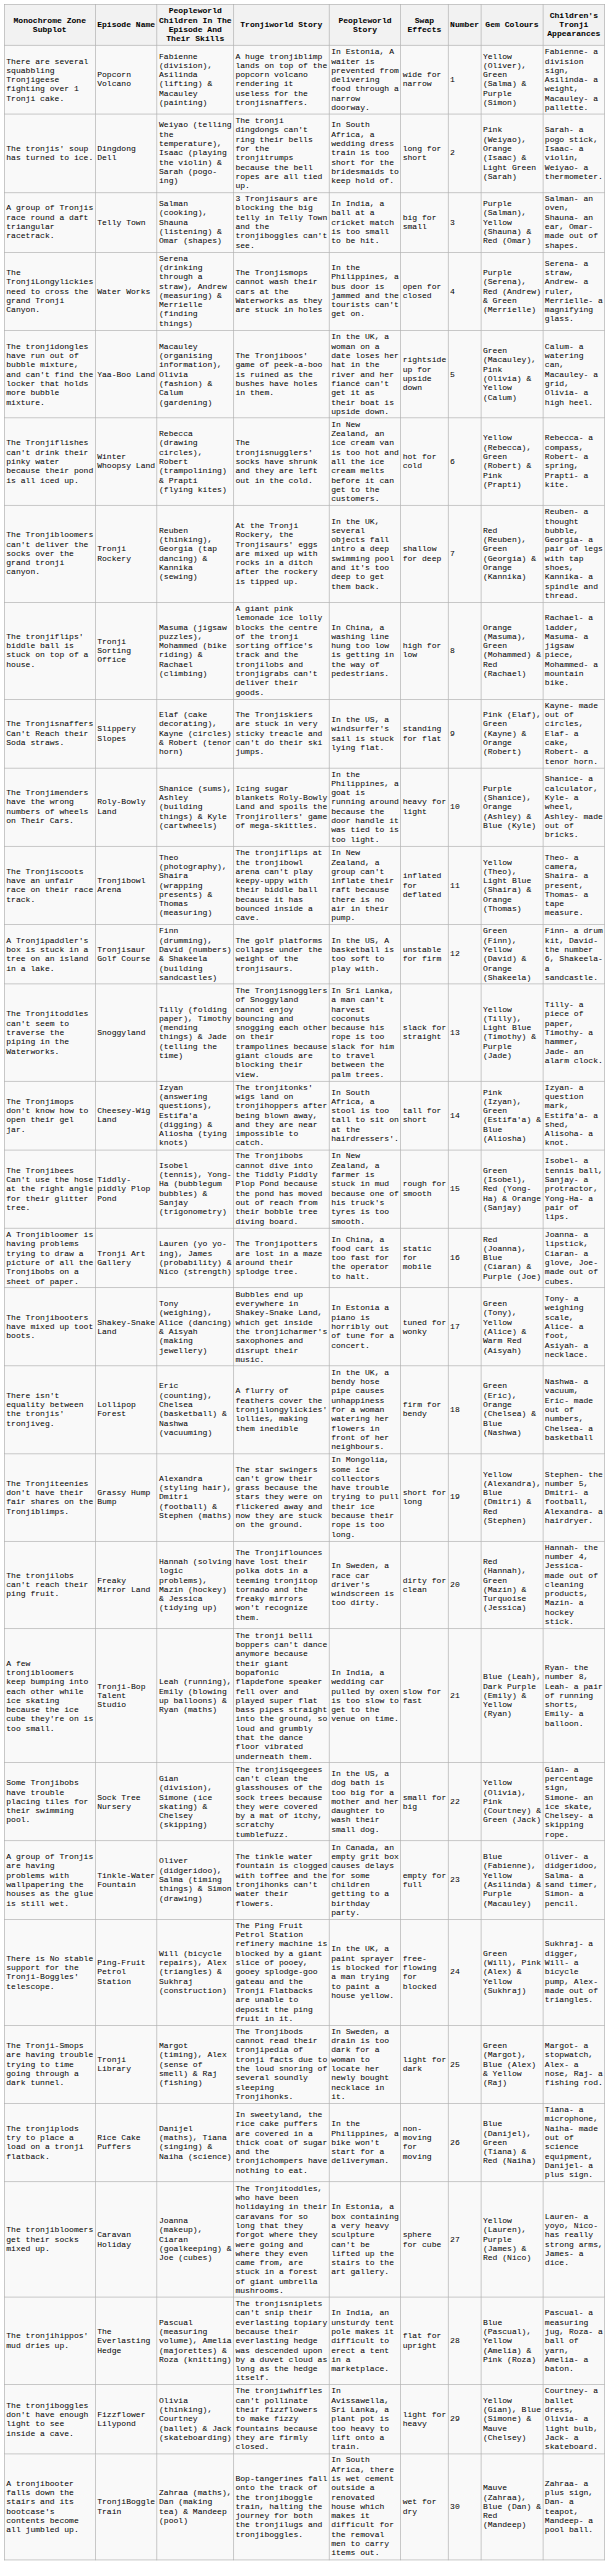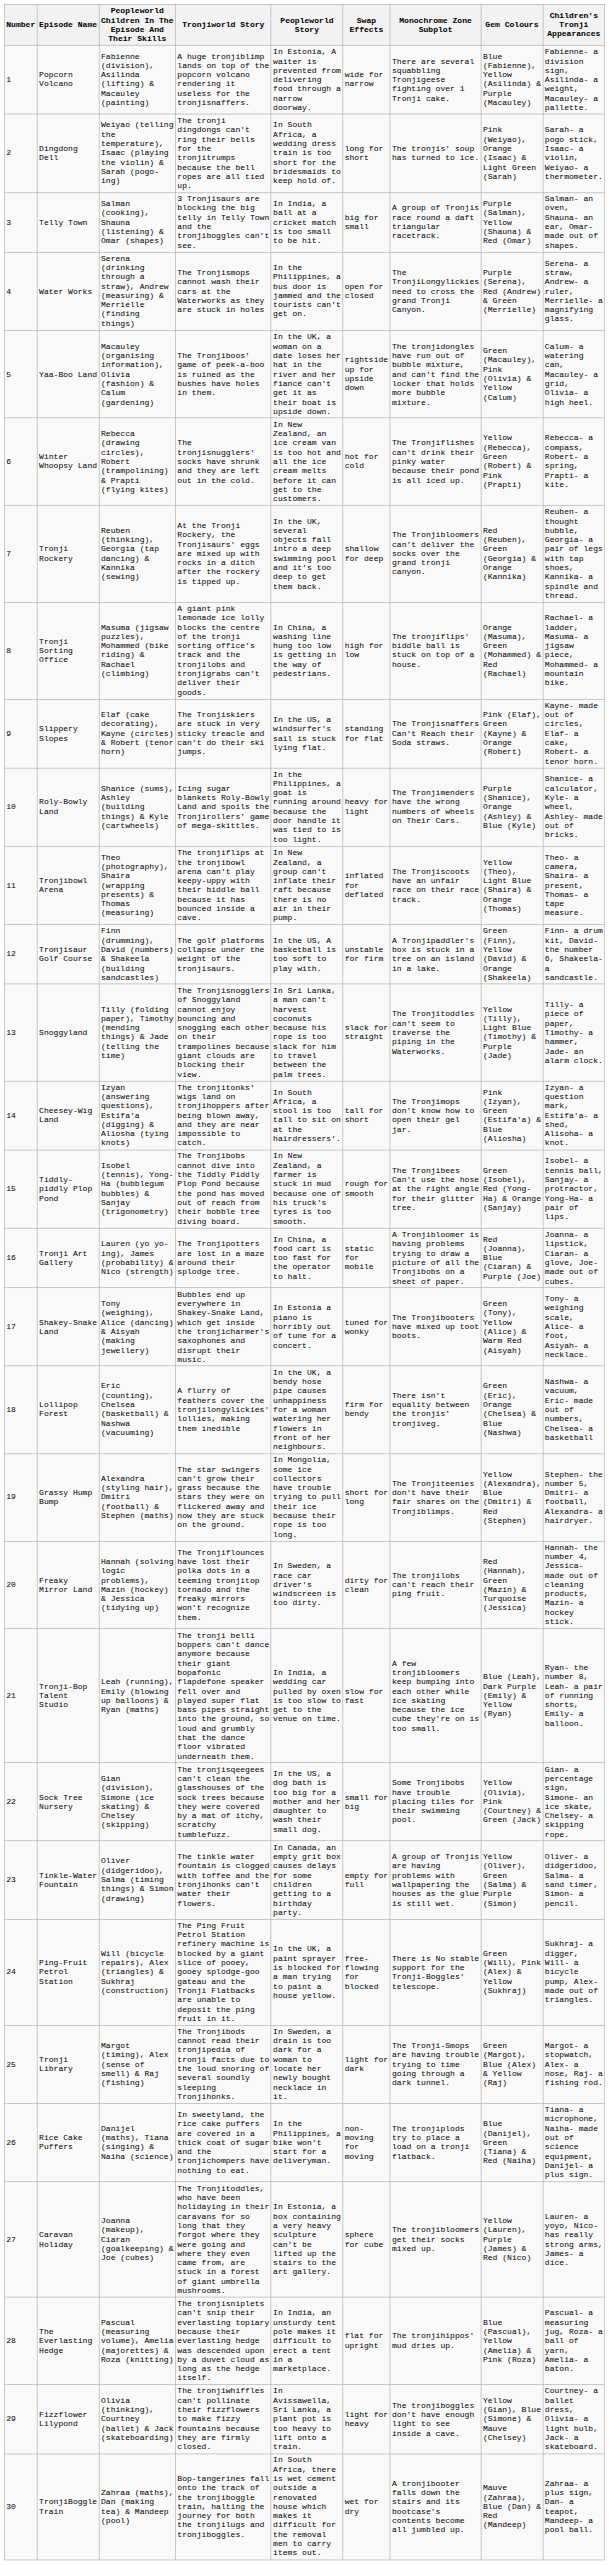columns swapped: (465, 25) <-> (50, 25)
(505, 80) Yellow (Oliver), Green (Salma) & Purple (Simon) -> (512, 80) Blue (Fabienne), Yellow (Asilinda) & Purple (Macauley)
(512, 1880) Blue (Fabienne), Yellow (Asilinda) & Purple (Macauley) -> (505, 1880) Yellow (Oliver), Green (Salma) & Purple (Simon)
